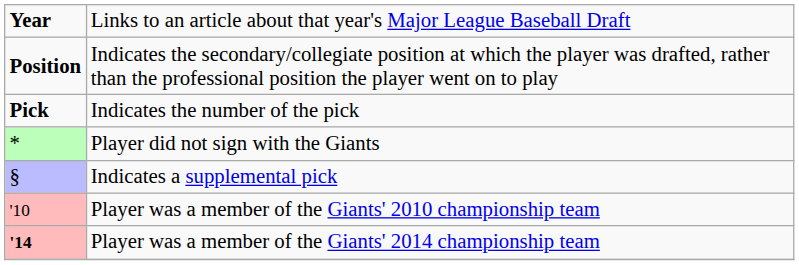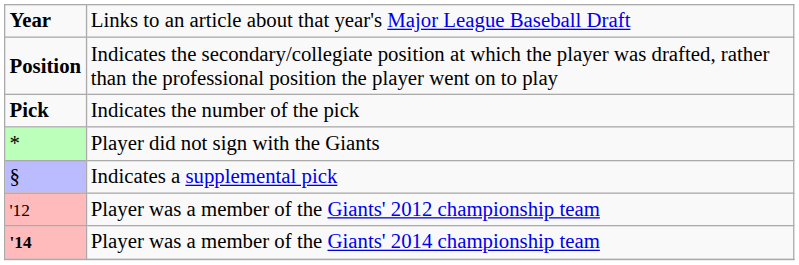- row: (345, 209)
+ row: (345, 209)
